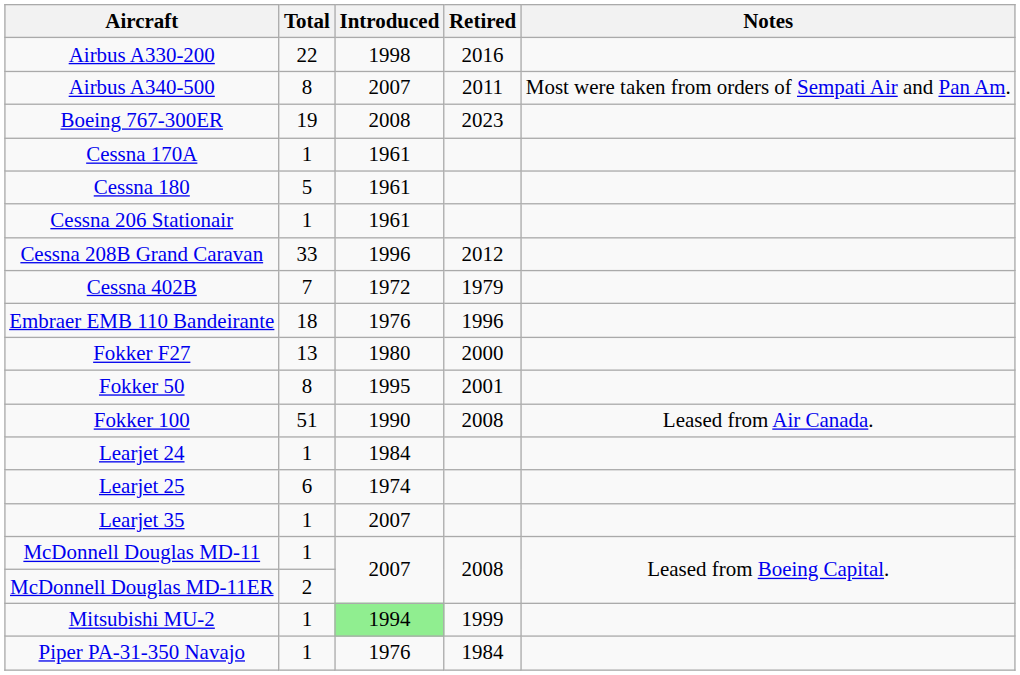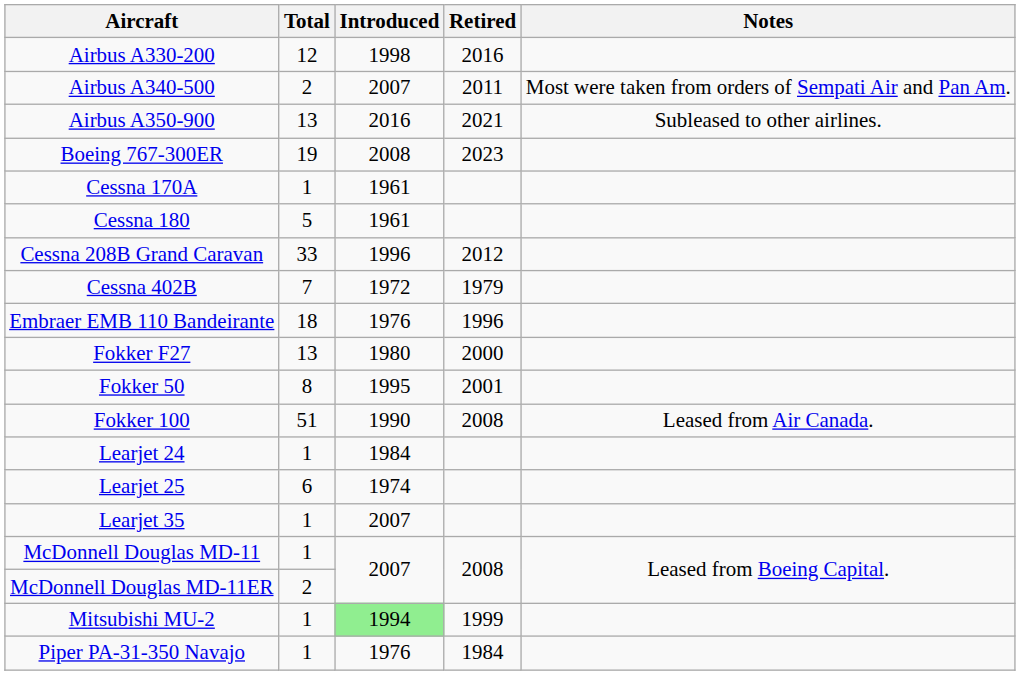(307, 54) 22 -> (307, 54) 12
(307, 87) 8 -> (307, 87) 2
+ row: (142, 120)
- row: (142, 220)
